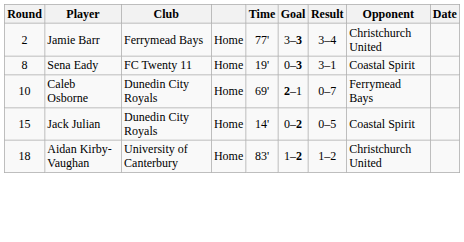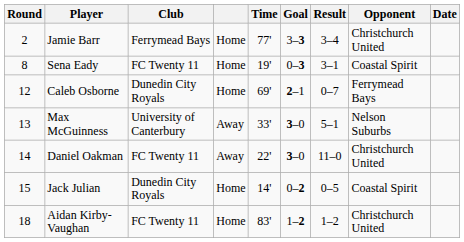(24, 91) 10 -> (24, 91) 12
+ row: (78, 123)
+ row: (85, 156)
(156, 156) University of Canterbury -> (165, 221) FC Twenty 11
